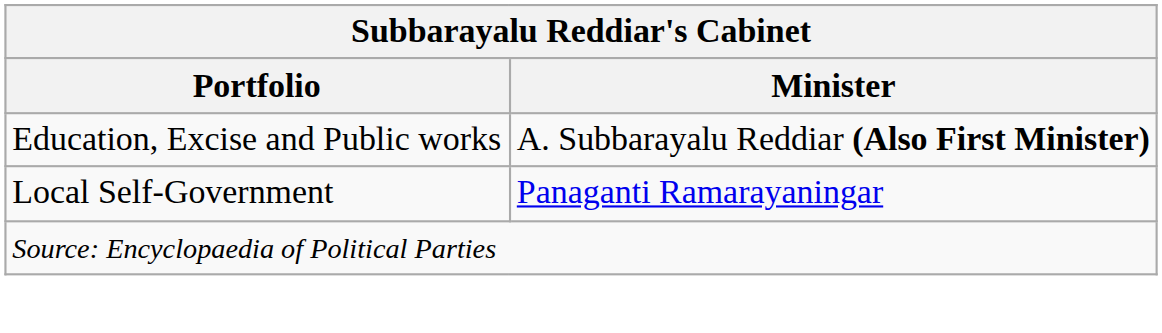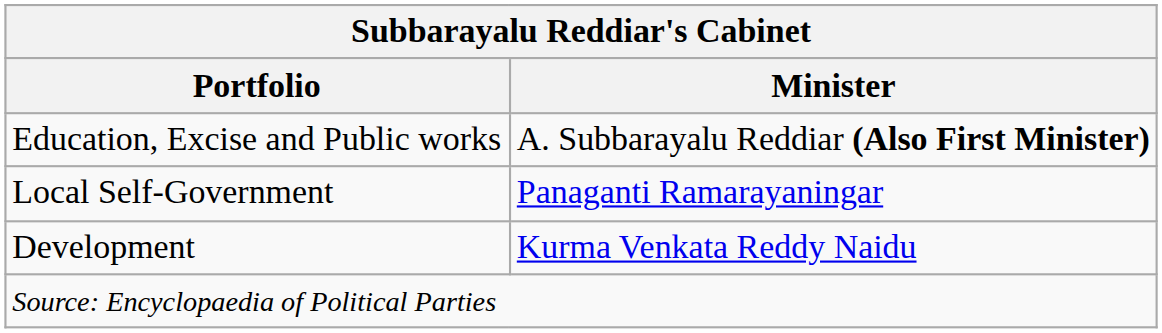+ row: (104, 246)
